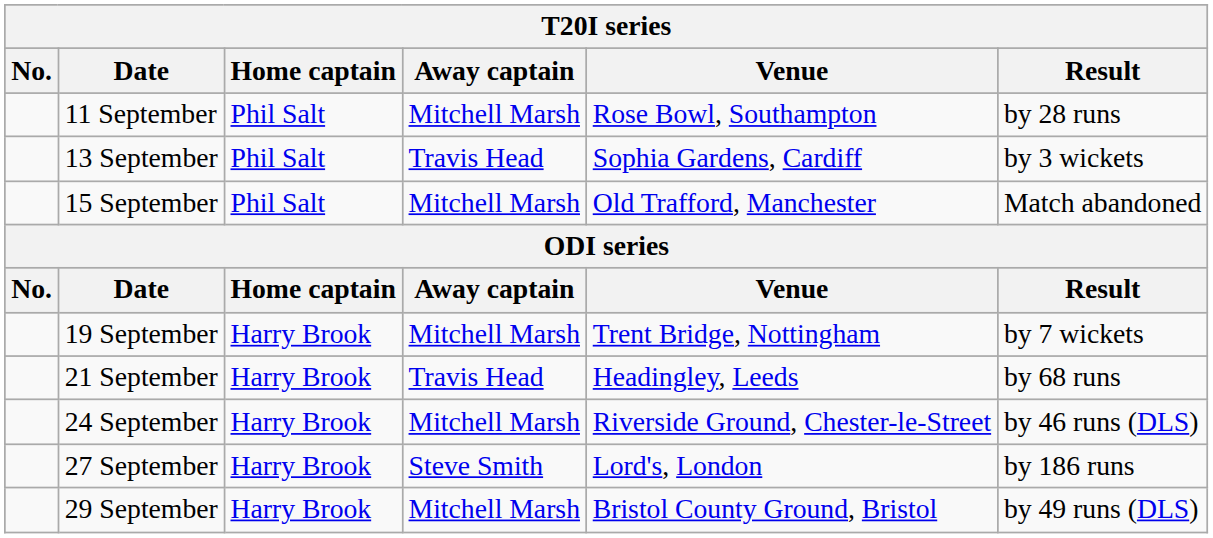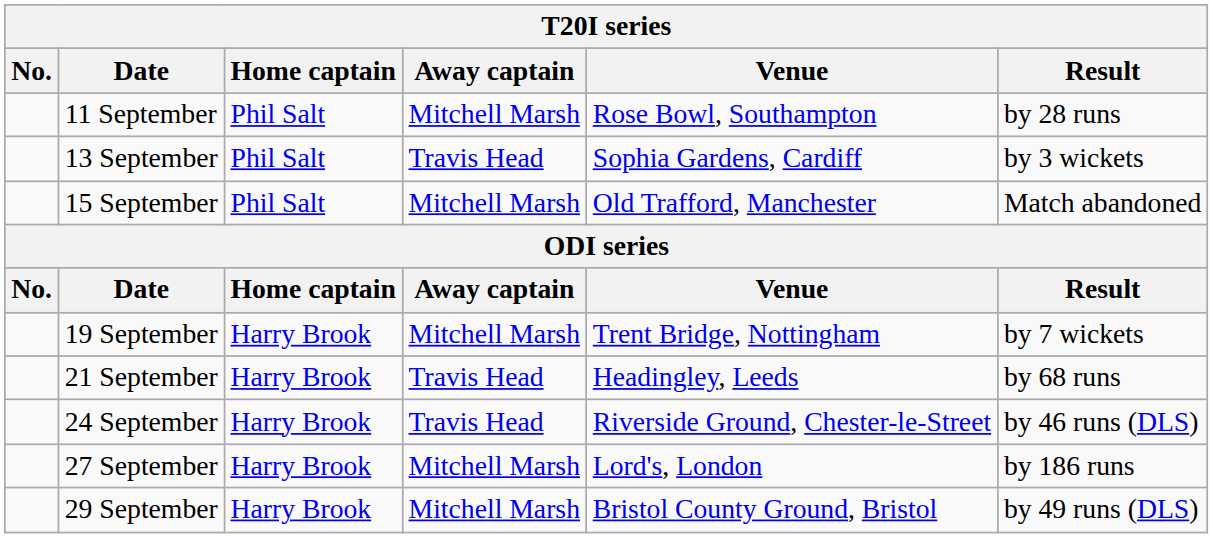(494, 421) Mitchell Marsh -> (476, 421) Travis Head
(476, 465) Steve Smith -> (494, 465) Mitchell Marsh
